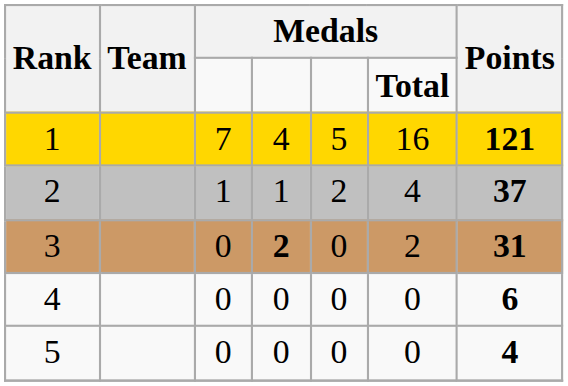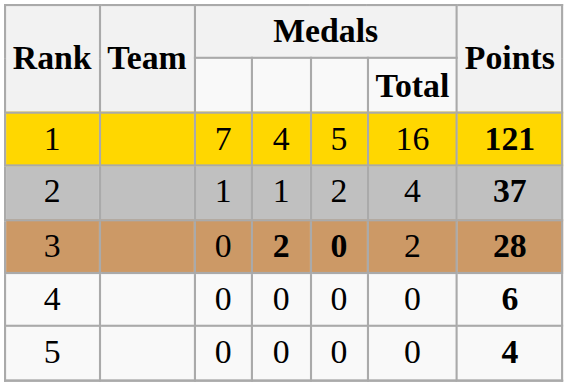(339, 245) normal -> (339, 245) bold
(510, 245) 31 -> (510, 245) 28
